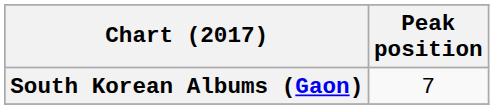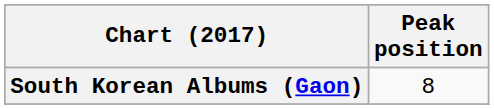(428, 86) 7 -> (428, 86) 8
